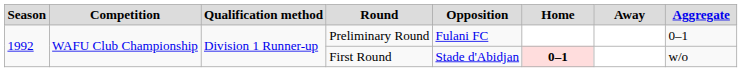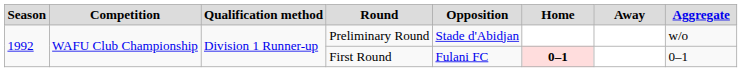(462, 35) Fulani FC -> (477, 35) Stade d'Abidjan
(678, 35) 0–1 -> (678, 35) w/o
(477, 56) Stade d'Abidjan -> (462, 56) Fulani FC
(678, 56) w/o -> (678, 56) 0–1
